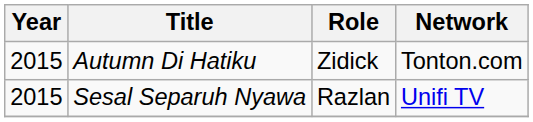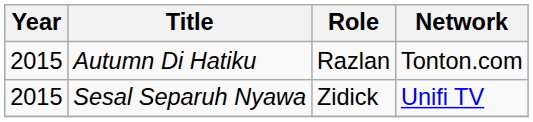(348, 60) Zidick -> (353, 60) Razlan
(353, 97) Razlan -> (348, 97) Zidick
